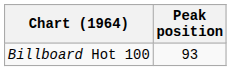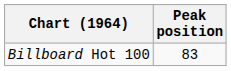(190, 55) 93 -> (190, 55) 83
